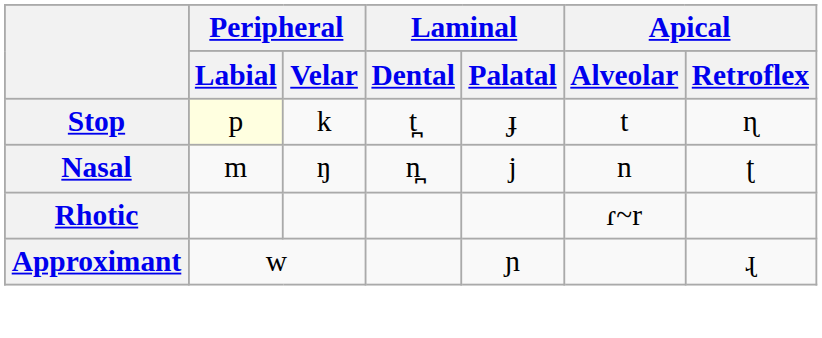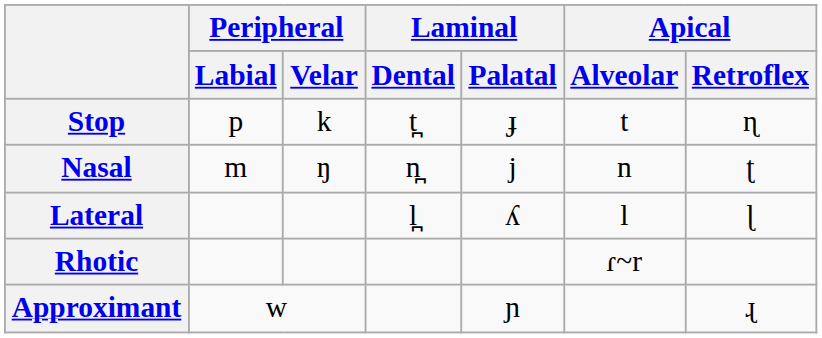(236, 121) lightyellow background -> (236, 121) no background
+ row: (96, 214)
